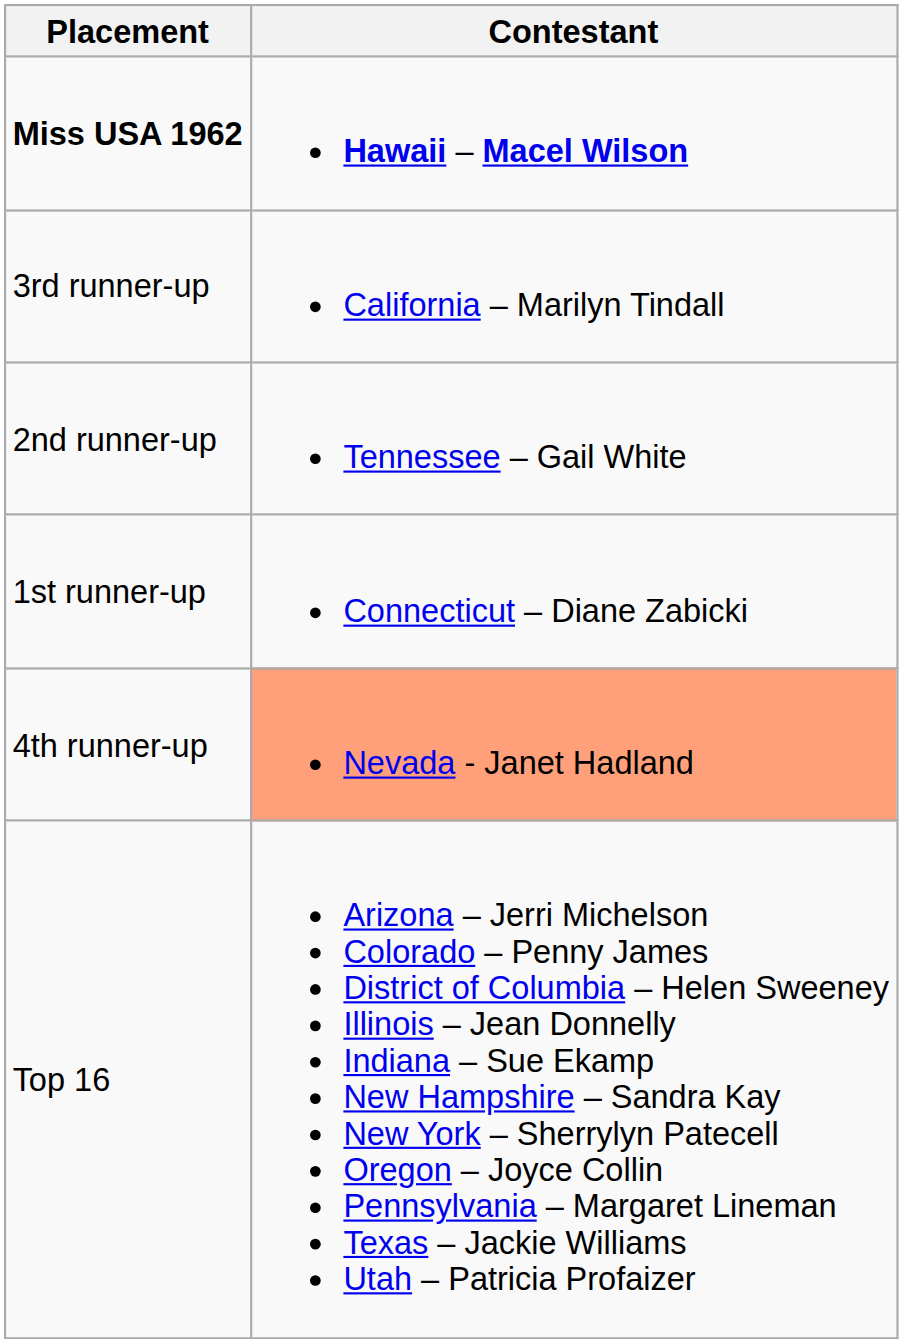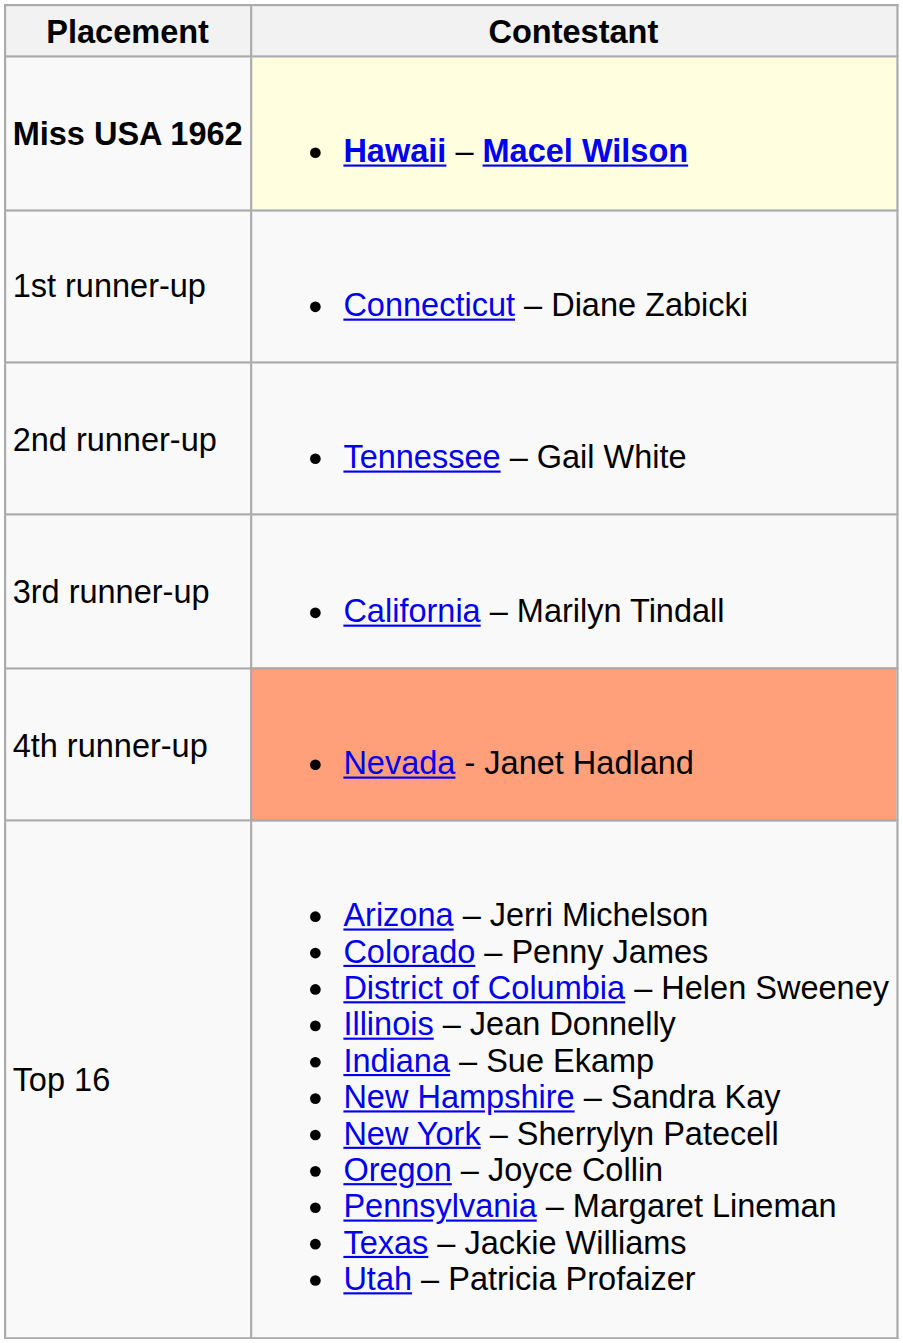(573, 151) no background -> (573, 151) lightyellow background
rows swapped: (109, 592) <-> (111, 286)
